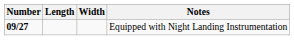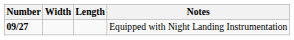columns swapped: (60, 12) <-> (92, 12)
